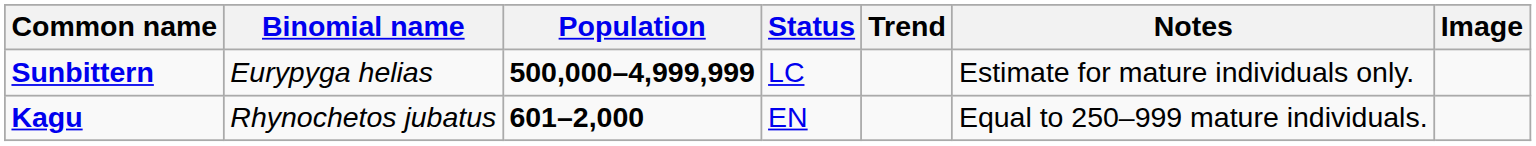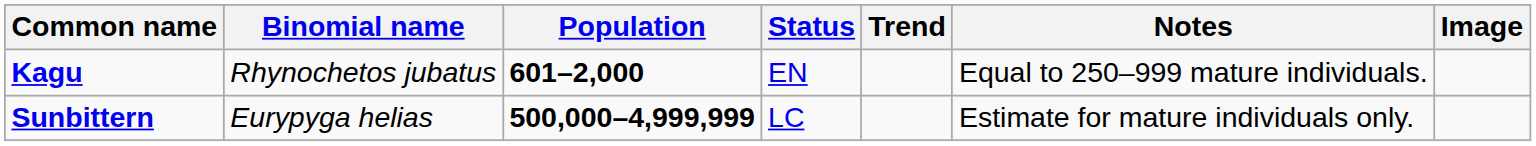rows swapped: (47, 117) <-> (83, 72)
